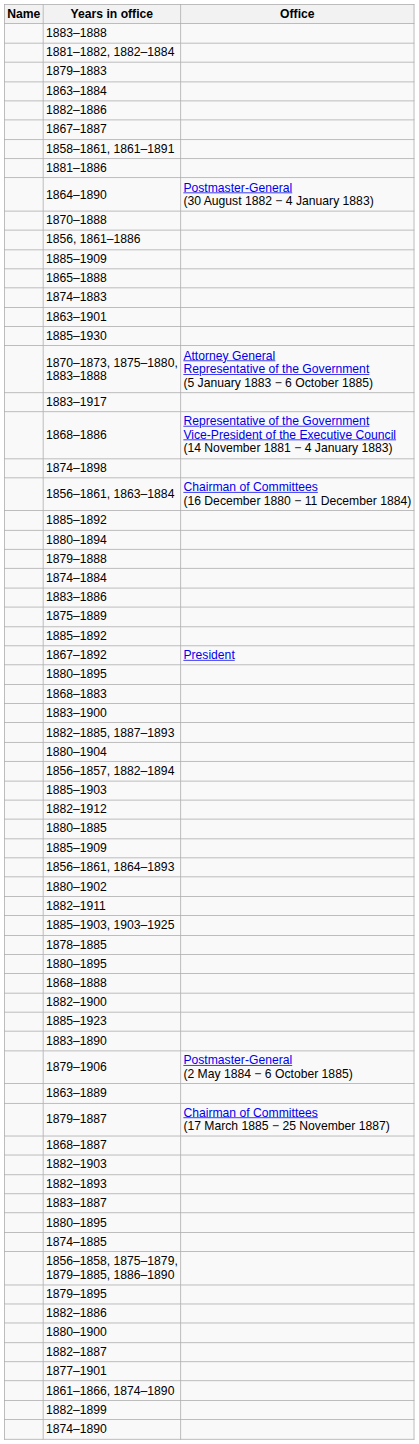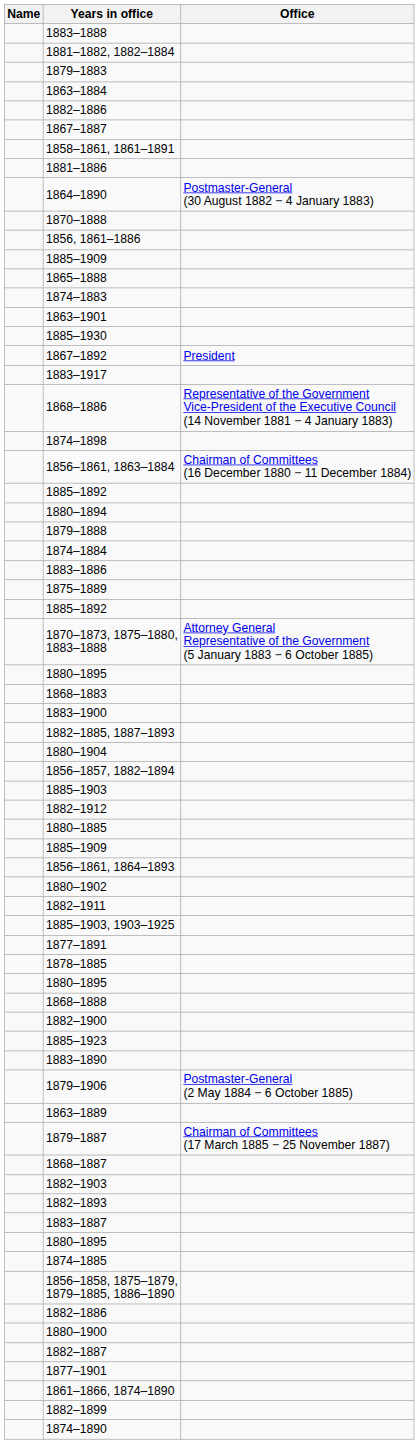rows swapped: (112, 369) <-> (76, 655)
+ row: (76, 944)
- row: (76, 1294)
